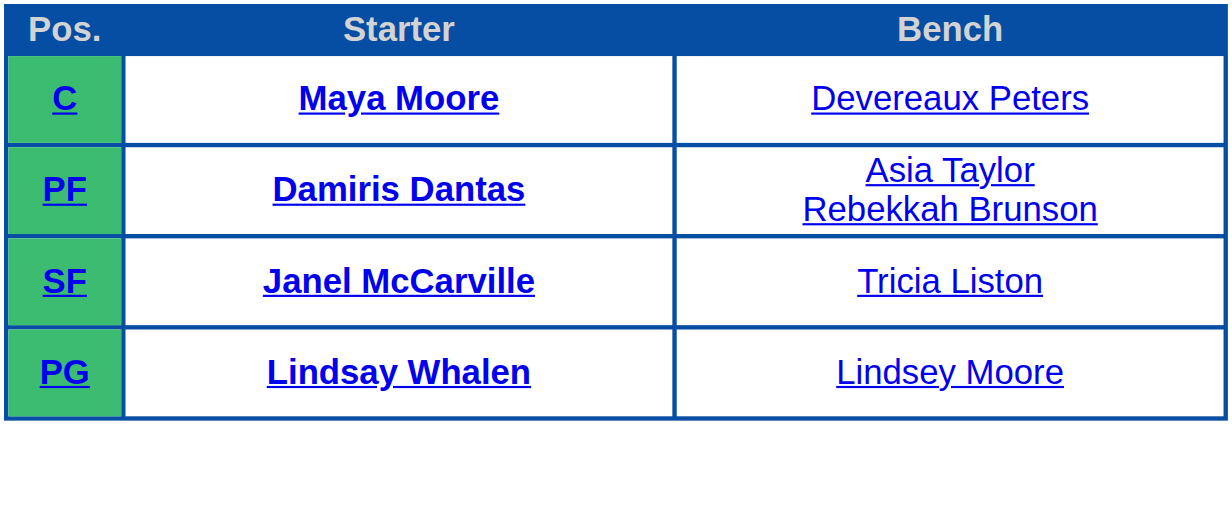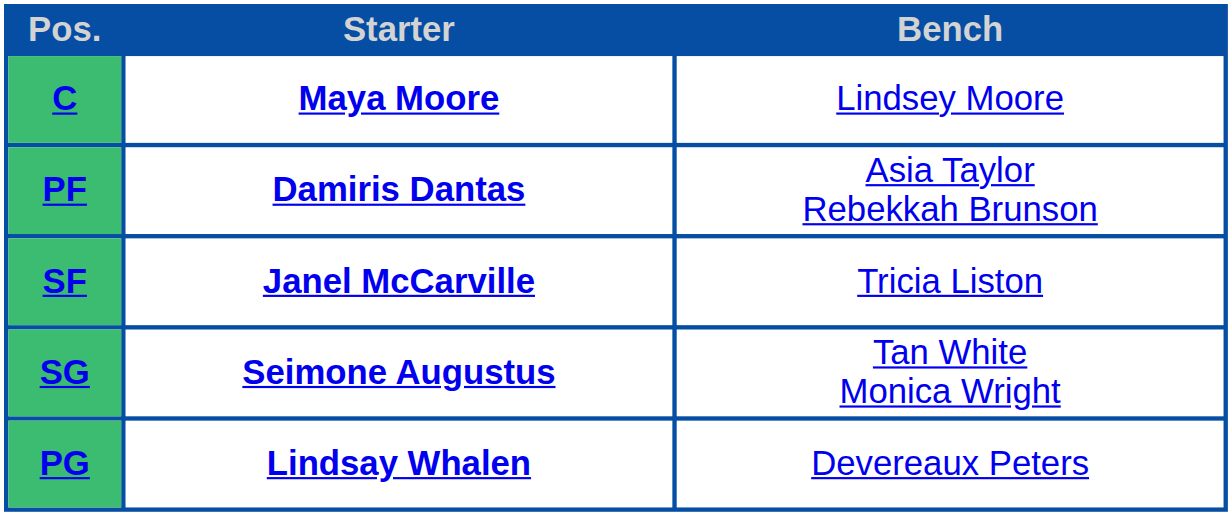(950, 98) Devereaux Peters -> (950, 98) Lindsey Moore
+ row: (65, 372)
(950, 372) Lindsey Moore -> (950, 463) Devereaux Peters
